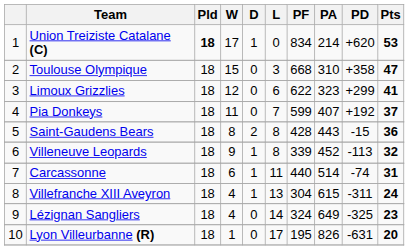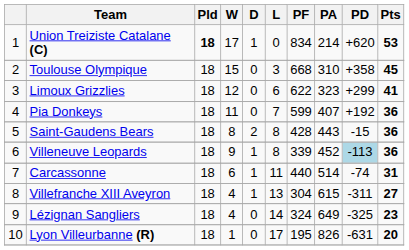(391, 70) 47 -> (391, 70) 45
(391, 111) 37 -> (391, 111) 36
(360, 152) no background -> (360, 152) lightblue background
(391, 152) 32 -> (391, 152) 36
(391, 193) 24 -> (391, 193) 27
